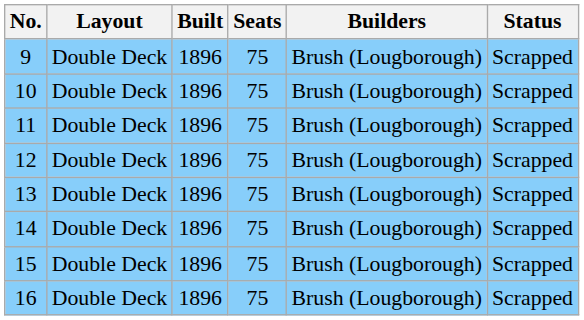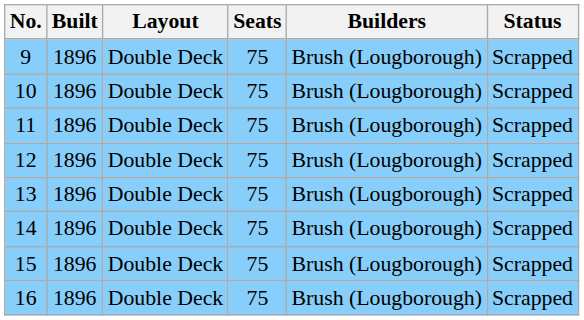columns swapped: (200, 21) <-> (109, 21)
